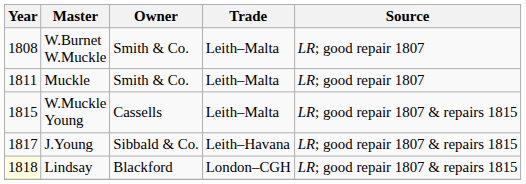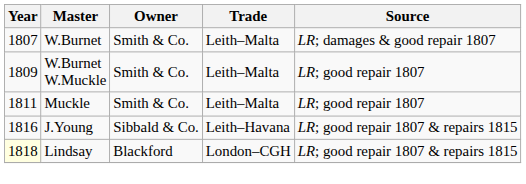+ row: (73, 39)
(23, 48) 1808 -> (23, 71) 1809
- row: (75, 112)
(23, 144) 1817 -> (23, 127) 1816
